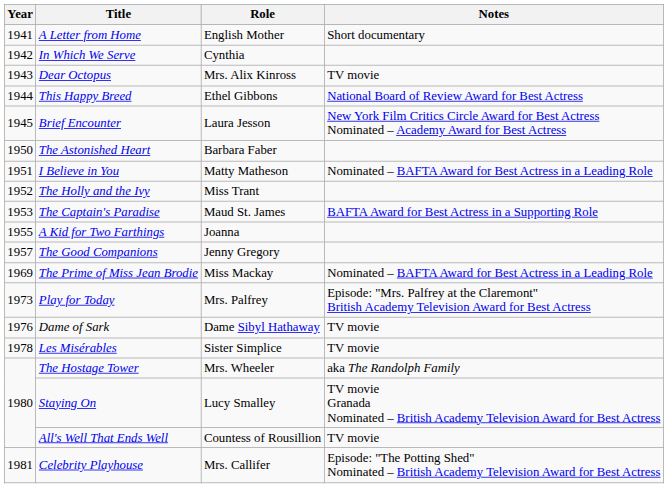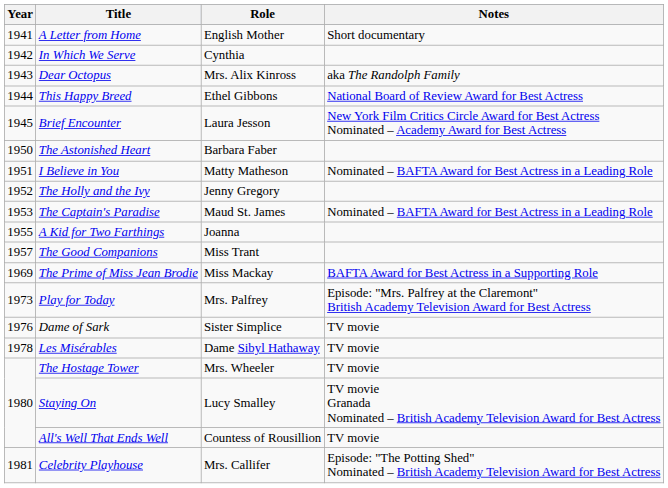(353, 75) TV movie -> (393, 75) aka The Randolph Family
(231, 191) Miss Trant -> (242, 191) Jenny Gregory
(463, 211) BAFTA Award for Best Actress in a Supporting Role -> (490, 211) Nominated – BAFTA Award for Best Actress in a Leading Role
(242, 252) Jenny Gregory -> (231, 252) Miss Trant
(490, 272) Nominated – BAFTA Award for Best Actress in a Leading Role -> (463, 272) BAFTA Award for Best Actress in a Supporting Role
(262, 327) Dame Sibyl Hathaway -> (243, 327) Sister Simplice
(243, 347) Sister Simplice -> (262, 347) Dame Sibyl Hathaway
(393, 368) aka The Randolph Family -> (353, 368) TV movie
